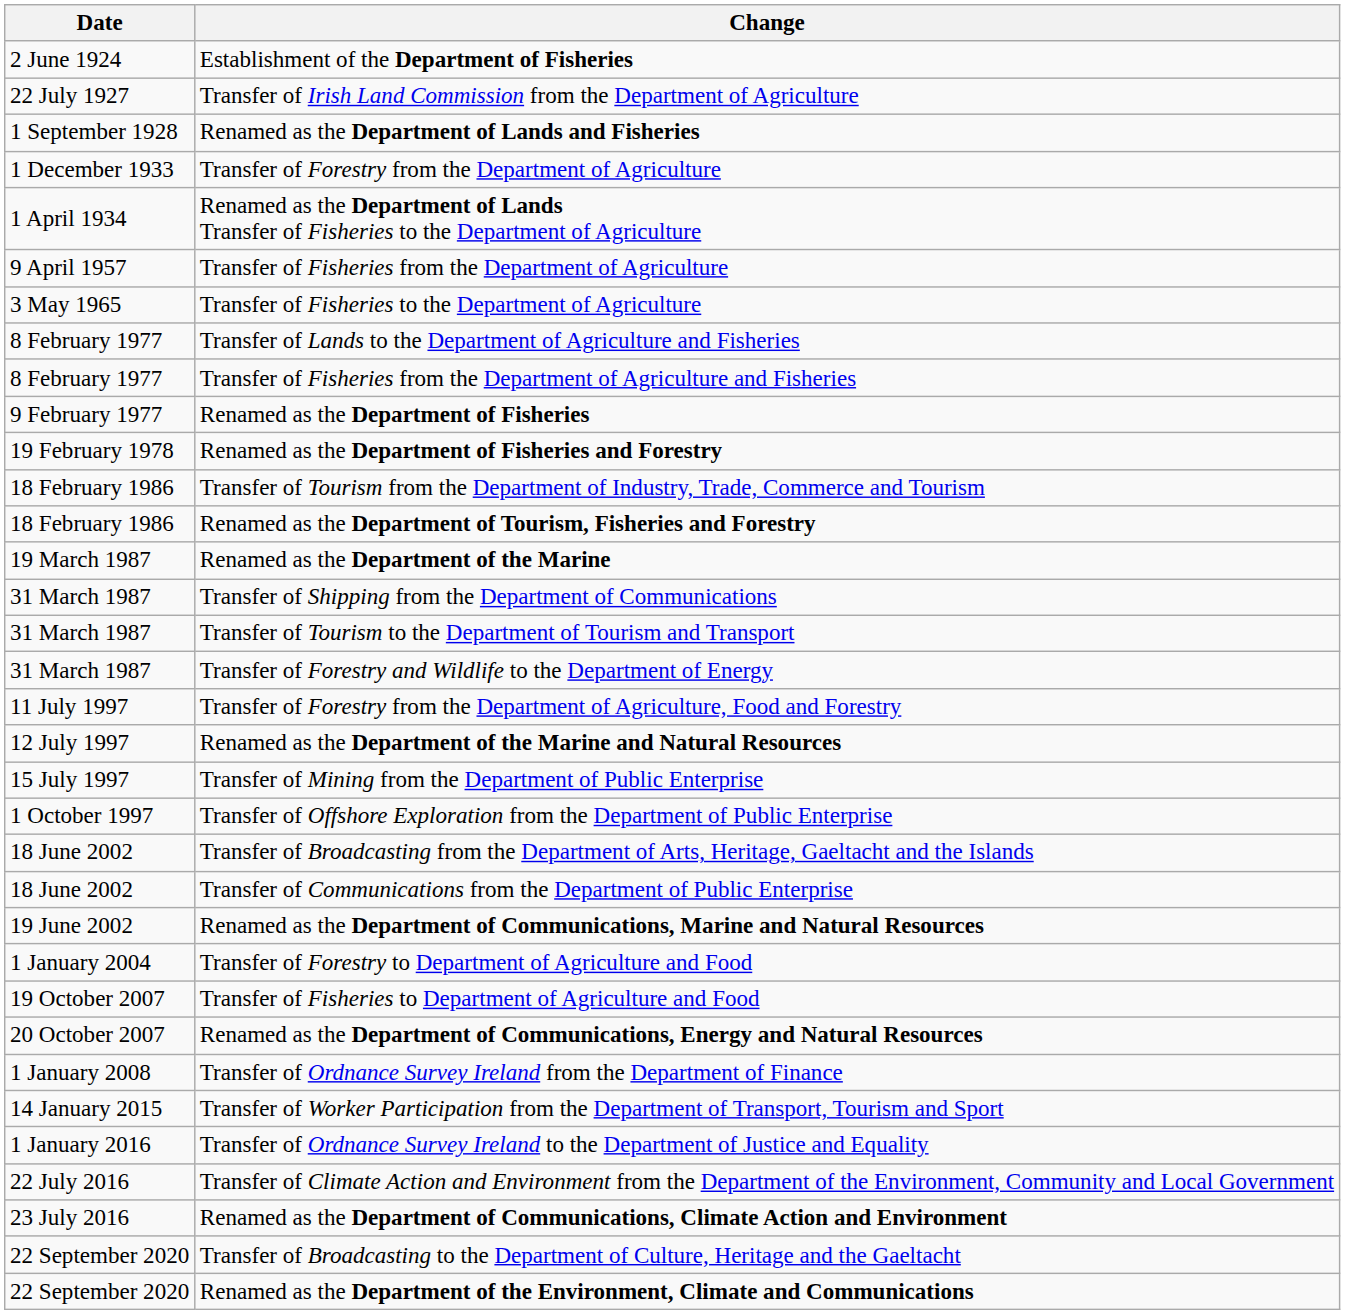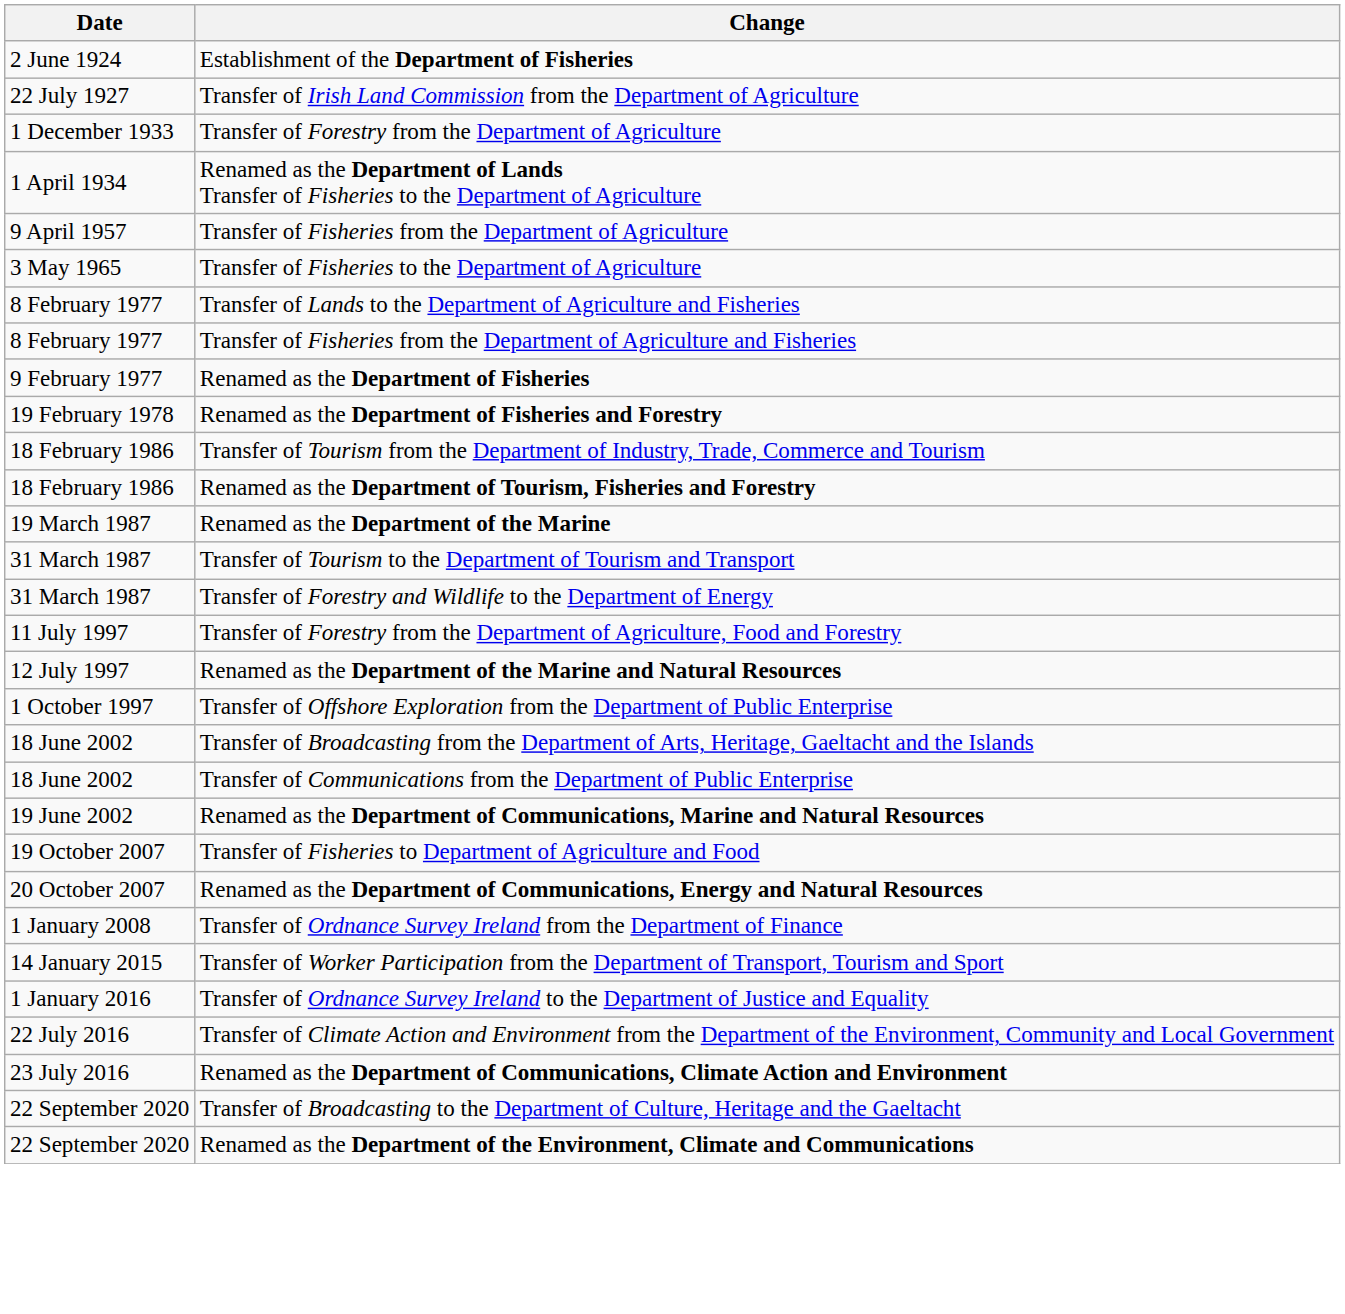- row: (450, 132)
- row: (488, 596)
- row: (482, 779)
- row: (476, 962)
